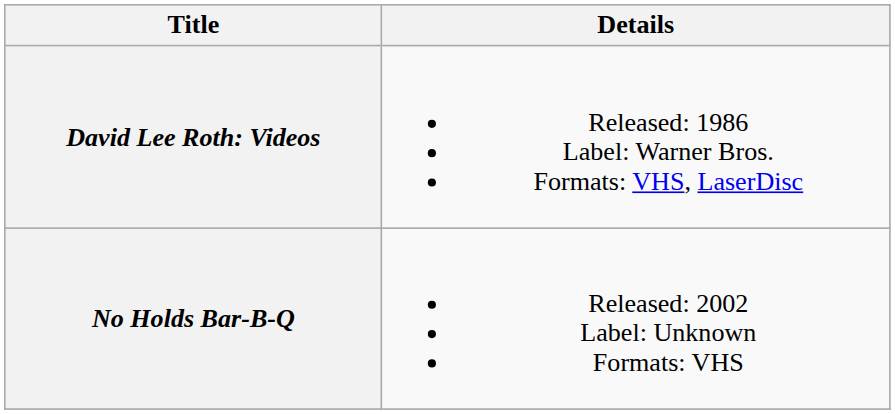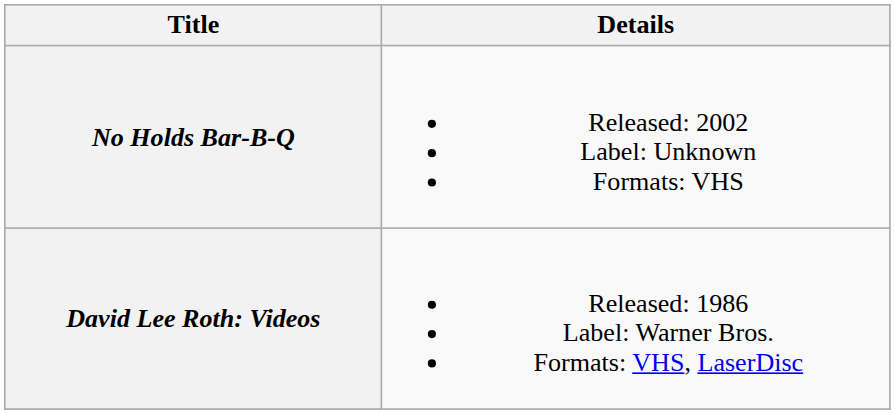rows swapped: (193, 136) <-> (193, 318)
